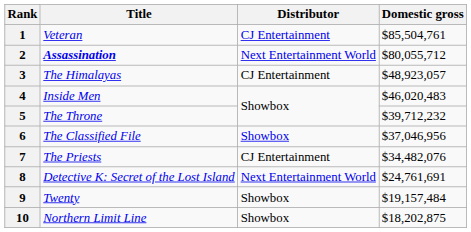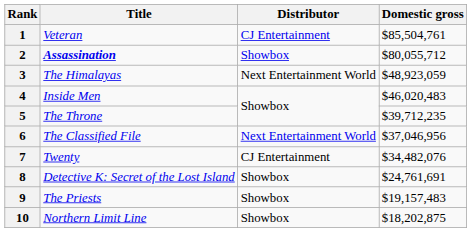(308, 55) Next Entertainment World -> (265, 55) Showbox
(285, 75) CJ Entertainment -> (308, 75) Next Entertainment World
(414, 75) $48,923,057 -> (414, 75) $48,923,059
(414, 116) $39,712,232 -> (414, 116) $39,712,235
(265, 136) Showbox -> (308, 136) Next Entertainment World
(72, 156) The Priests -> (61, 156) Twenty
(308, 177) Next Entertainment World -> (265, 177) Showbox
(61, 197) Twenty -> (72, 197) The Priests
(414, 197) $19,157,484 -> (414, 197) $19,157,483
